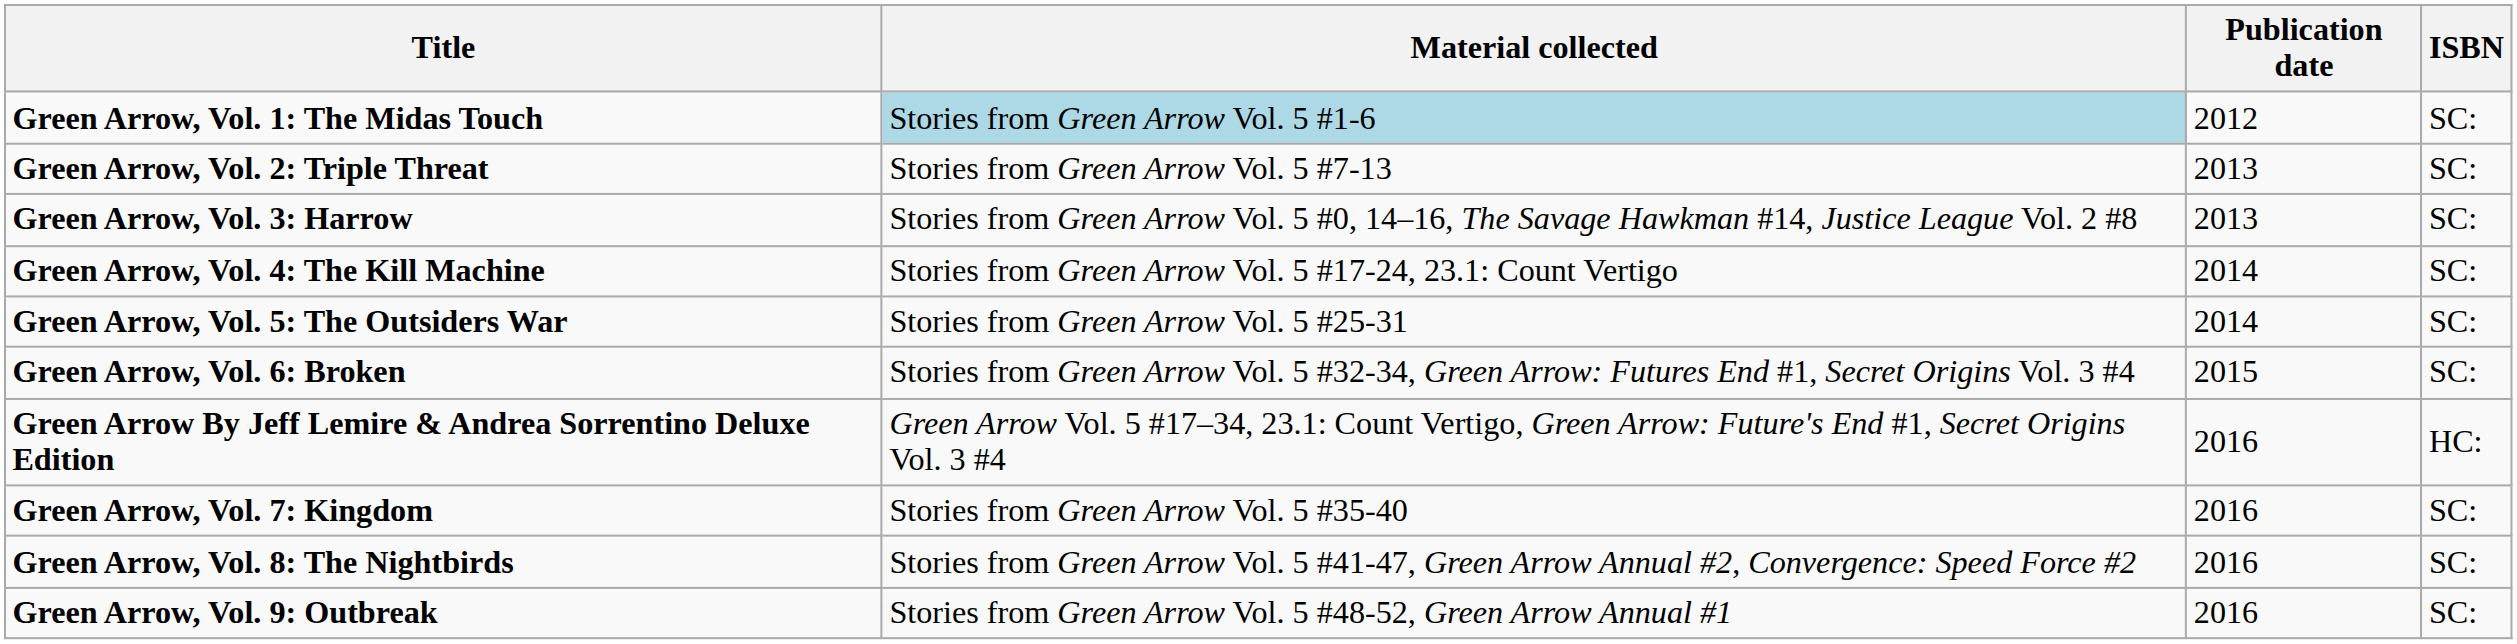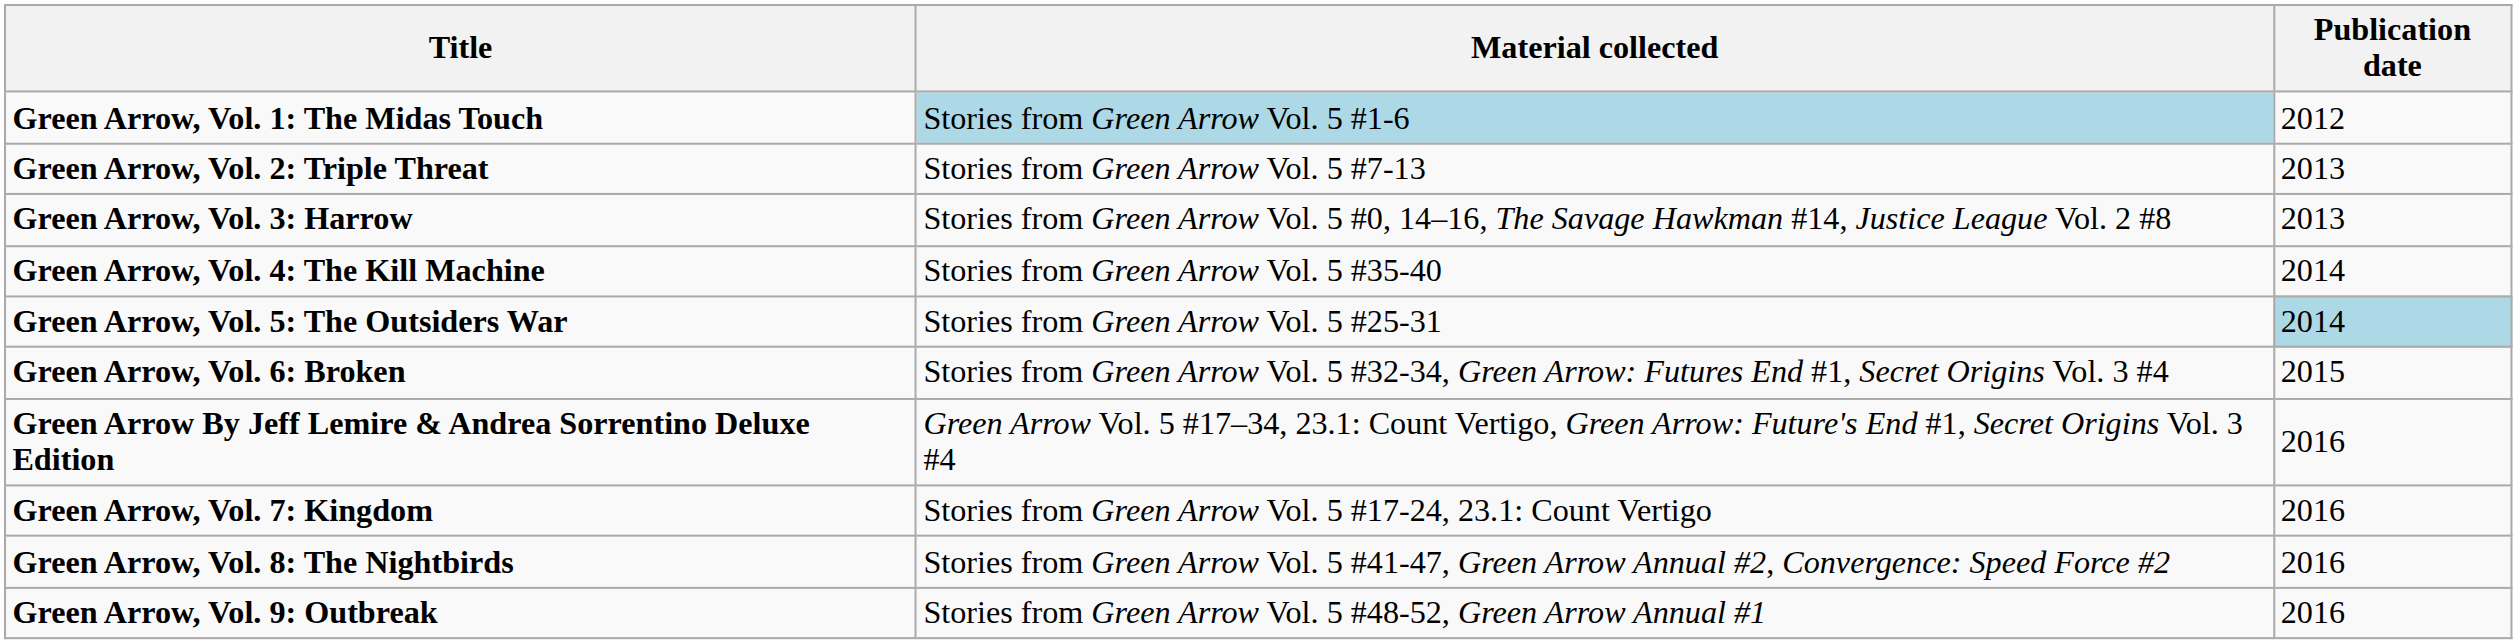- column: (2466, 48)
(1284, 270) Stories from Green Arrow Vol. 5 #17-24, 23.1: Count Vertigo -> (1183, 270) Stories from Green Arrow Vol. 5 #35-40
(2226, 321) no background -> (2313, 321) lightblue background
(1149, 510) Stories from Green Arrow Vol. 5 #35-40 -> (1318, 510) Stories from Green Arrow Vol. 5 #17-24, 23.1: Count Vertigo
